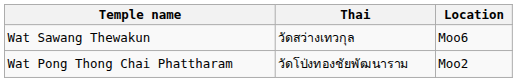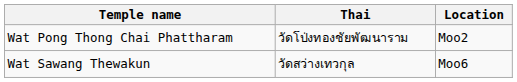rows swapped: (120, 64) <-> (79, 38)
